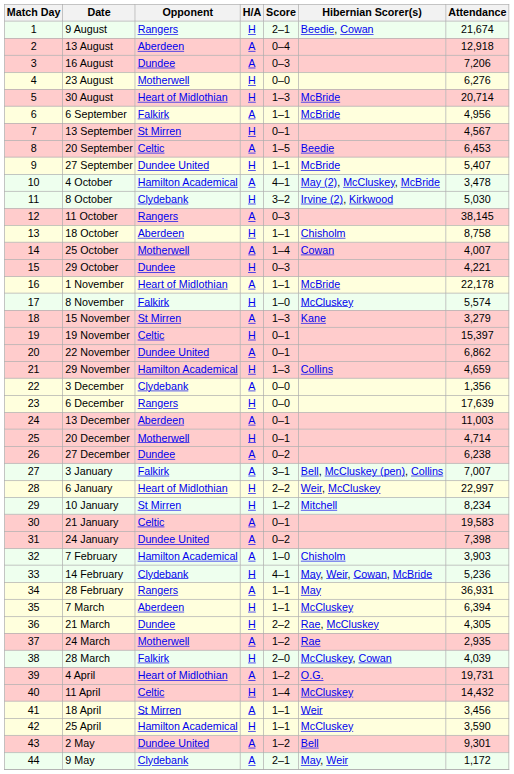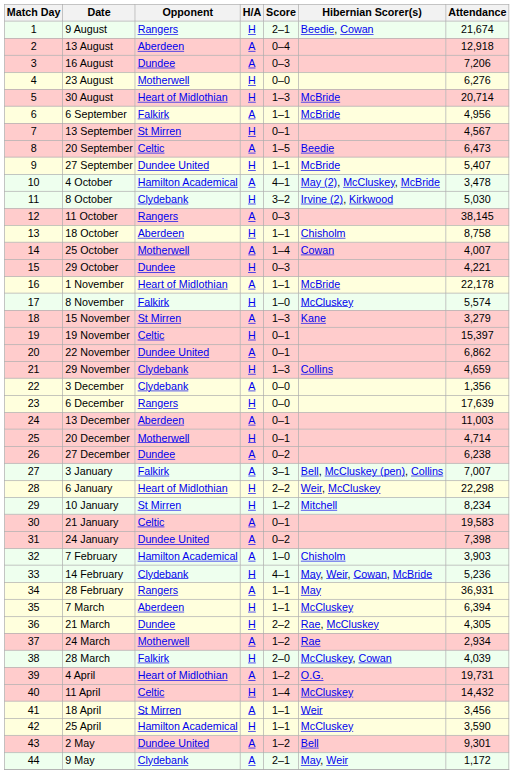(477, 149) 6,453 -> (477, 149) 6,473
(188, 370) Hamilton Academical -> (163, 370) Clydebank
(477, 489) 22,997 -> (477, 489) 22,298
(477, 642) 2,935 -> (477, 642) 2,934
